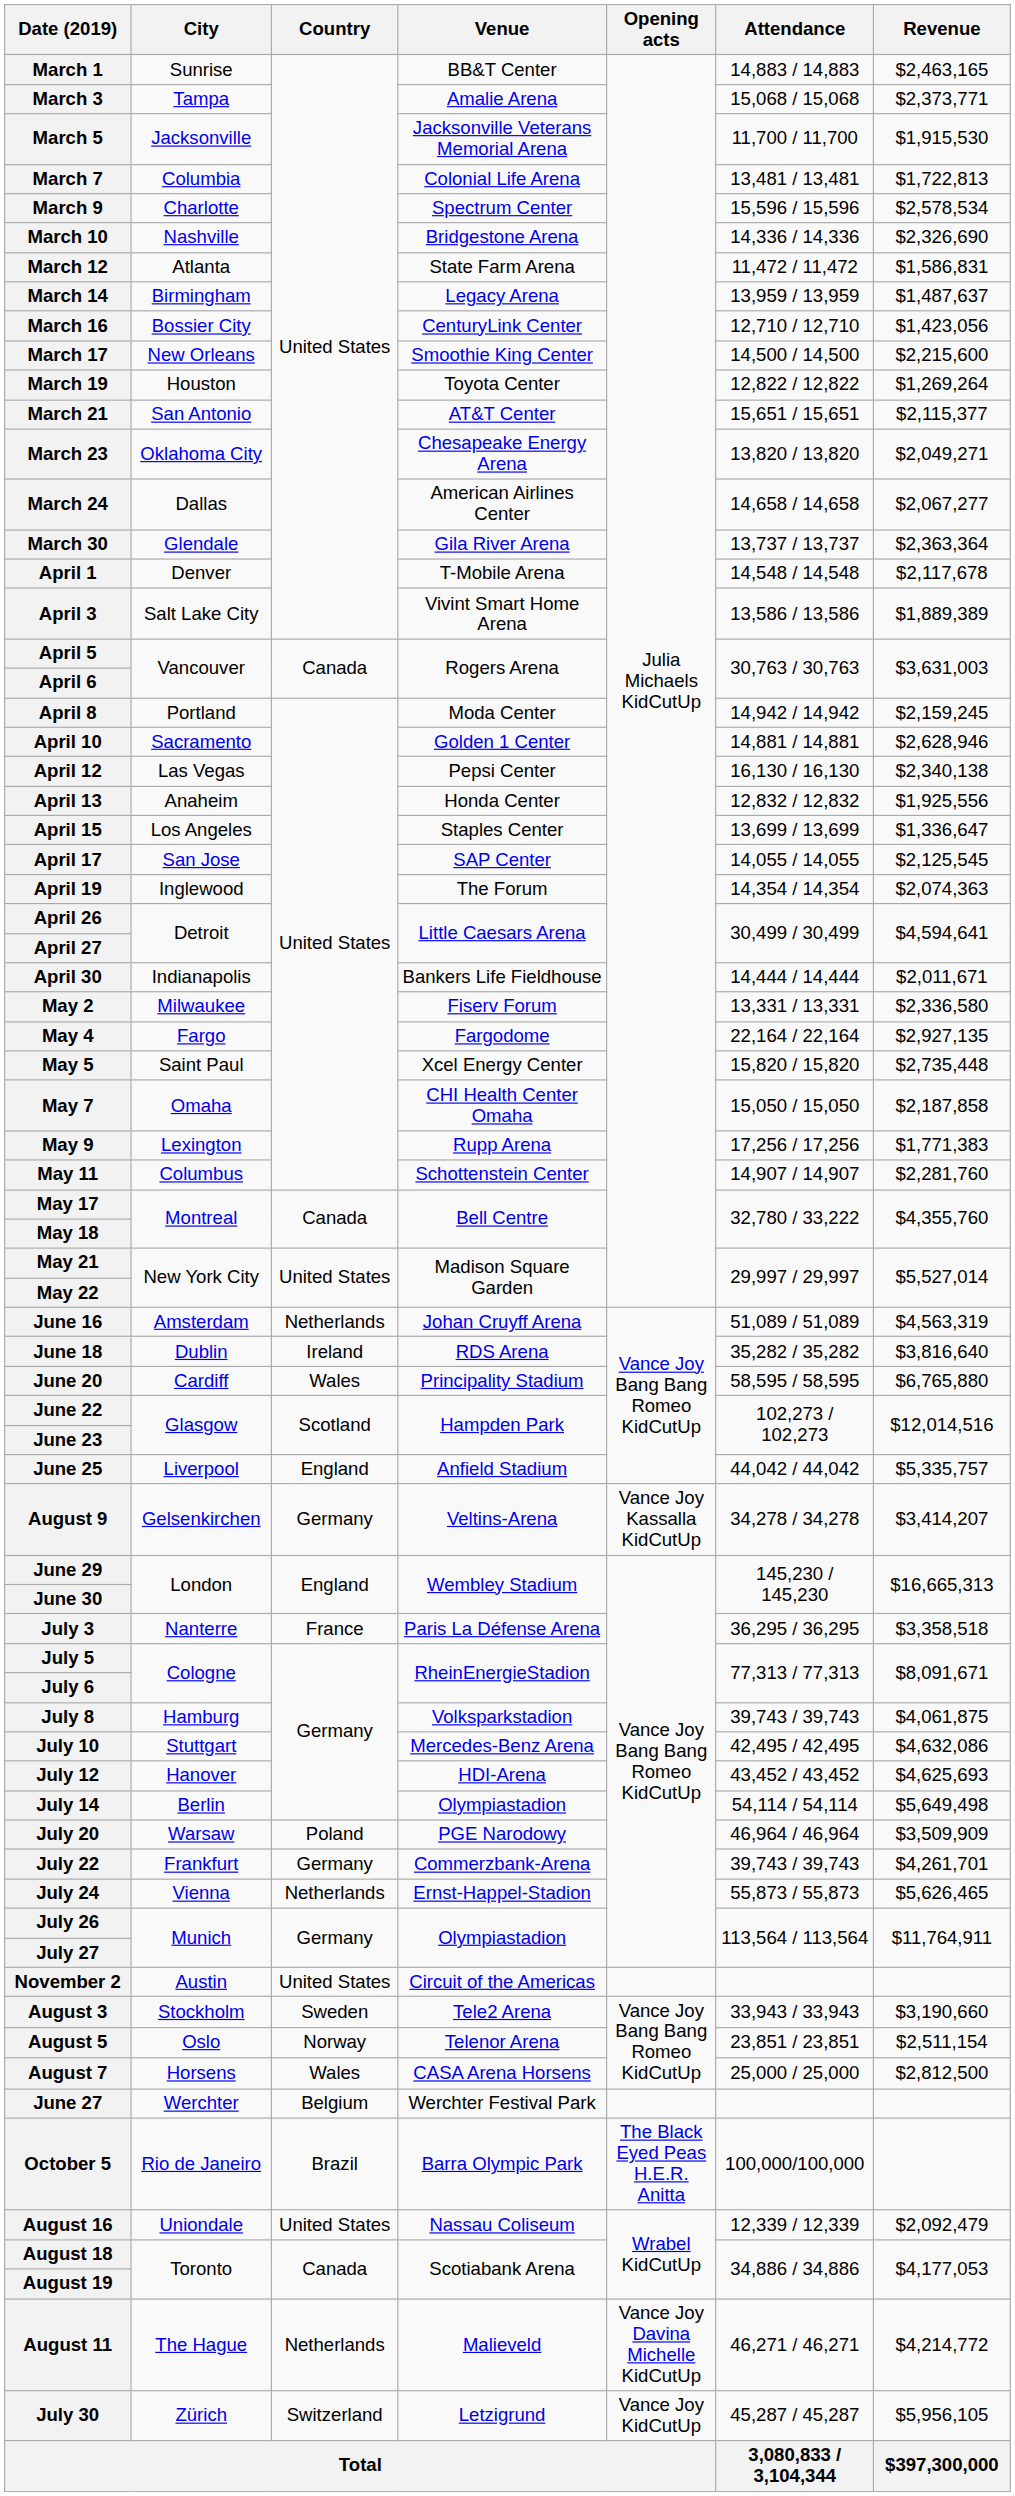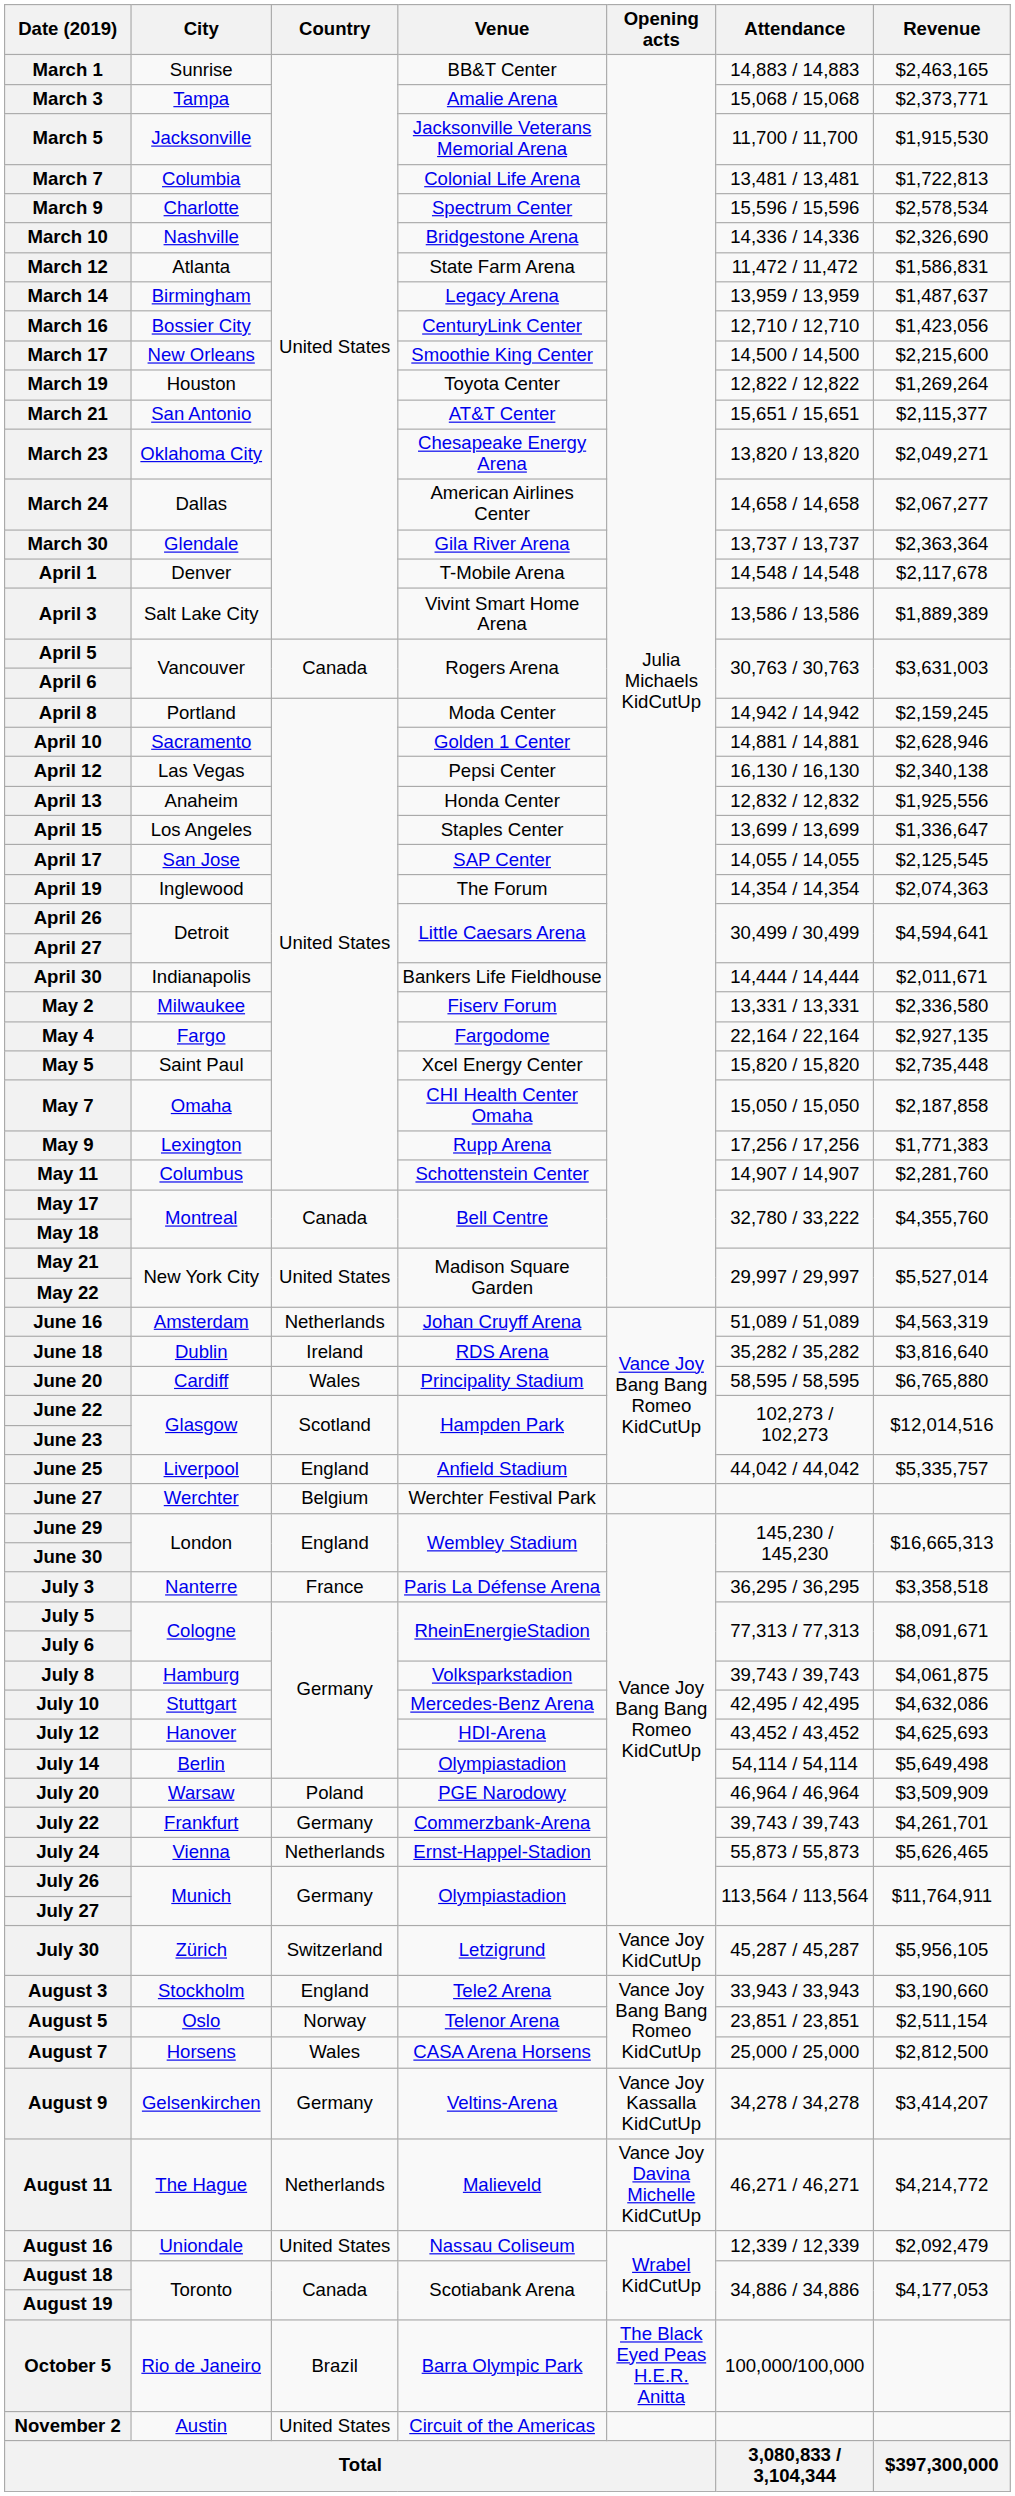rows swapped: (68, 2103) <-> (68, 1519)
rows swapped: (68, 2415) <-> (68, 1981)
(335, 2011) Sweden -> (335, 1990) England
rows swapped: (68, 2344) <-> (68, 2164)
